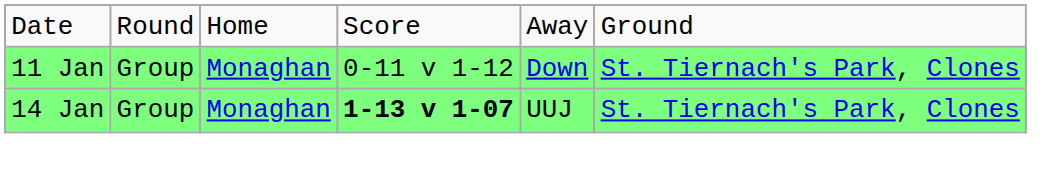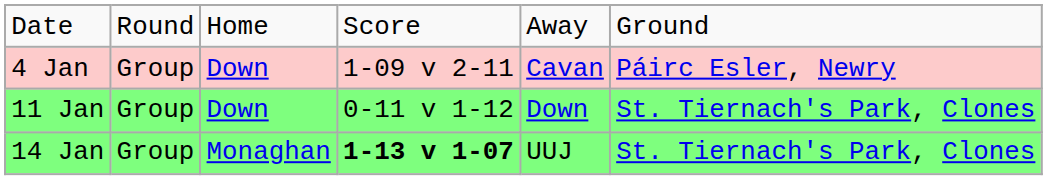+ row: (50, 68)
(269, 68) Monaghan -> (238, 110) Down
